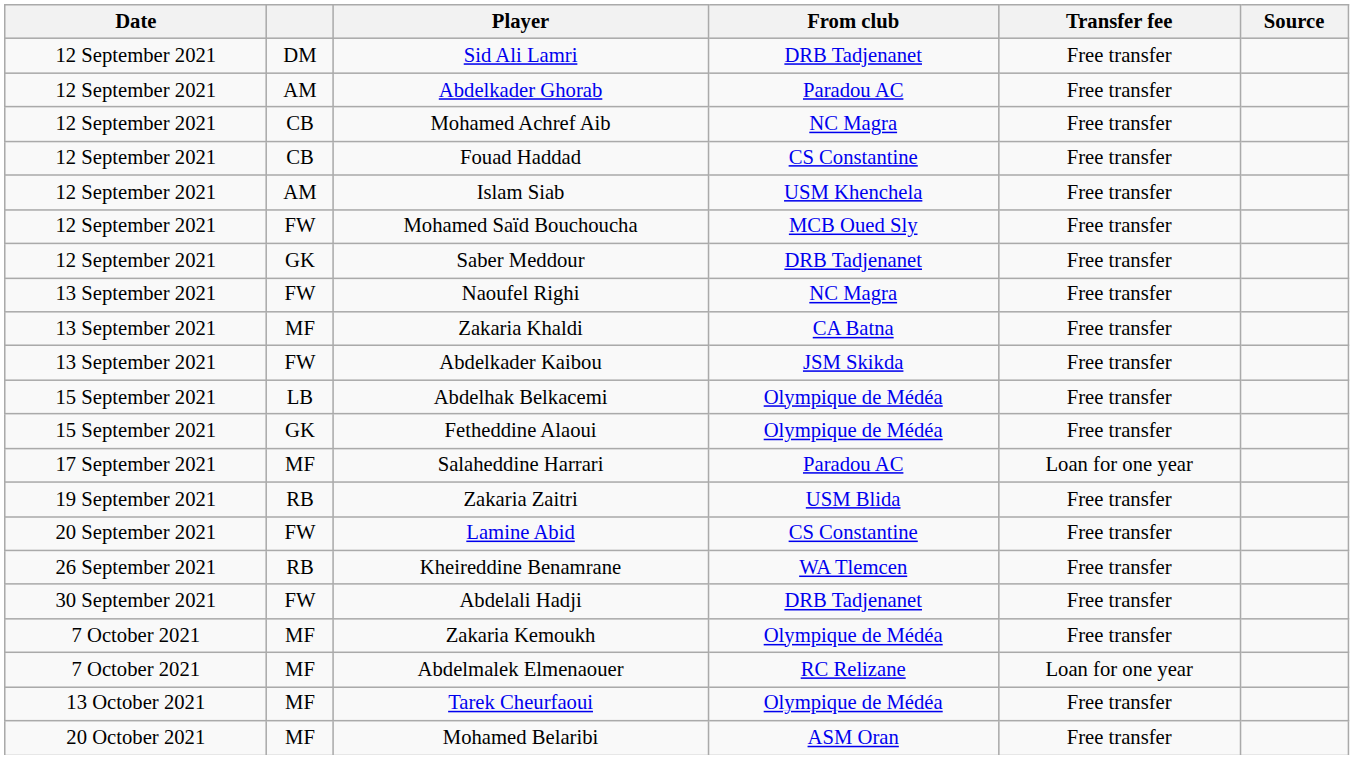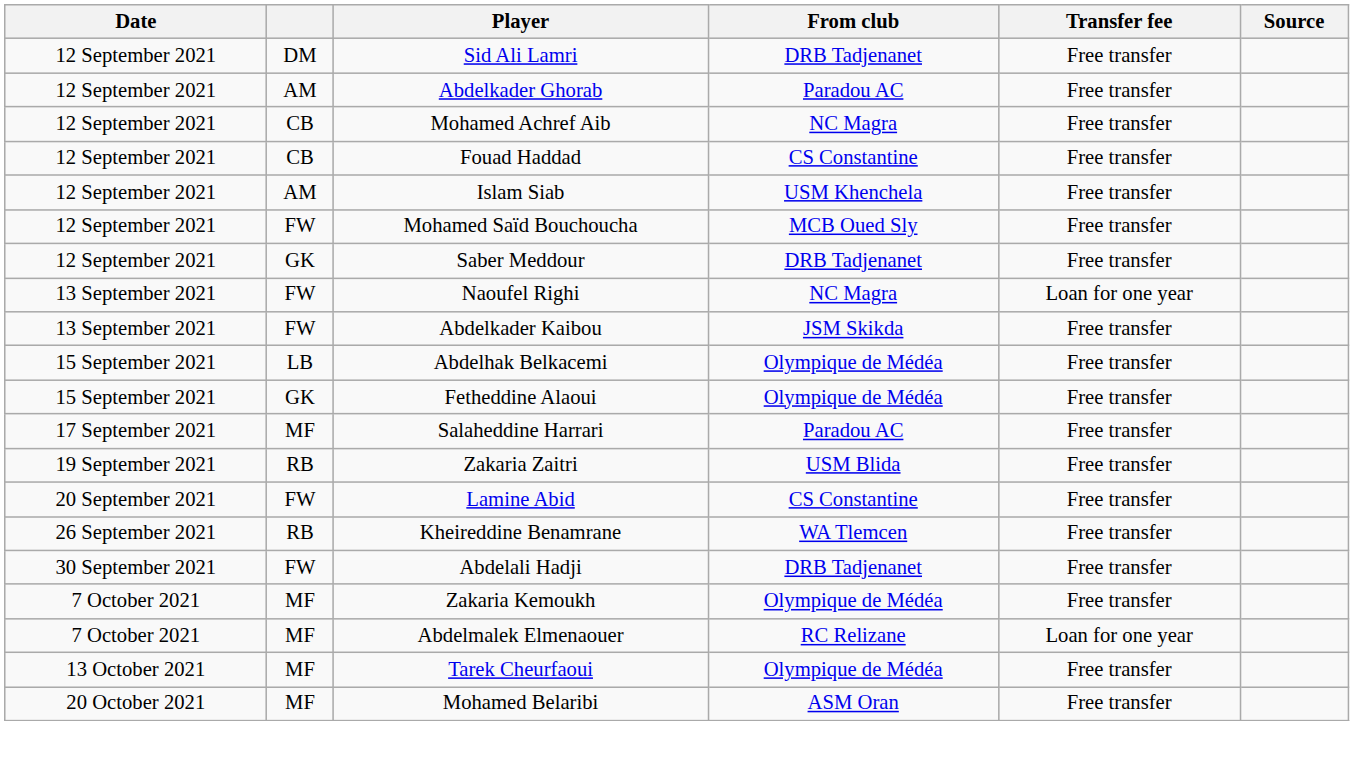(1119, 293) Free transfer -> (1119, 293) Loan for one year
- row: (521, 328)
(1119, 464) Loan for one year -> (1119, 430) Free transfer
